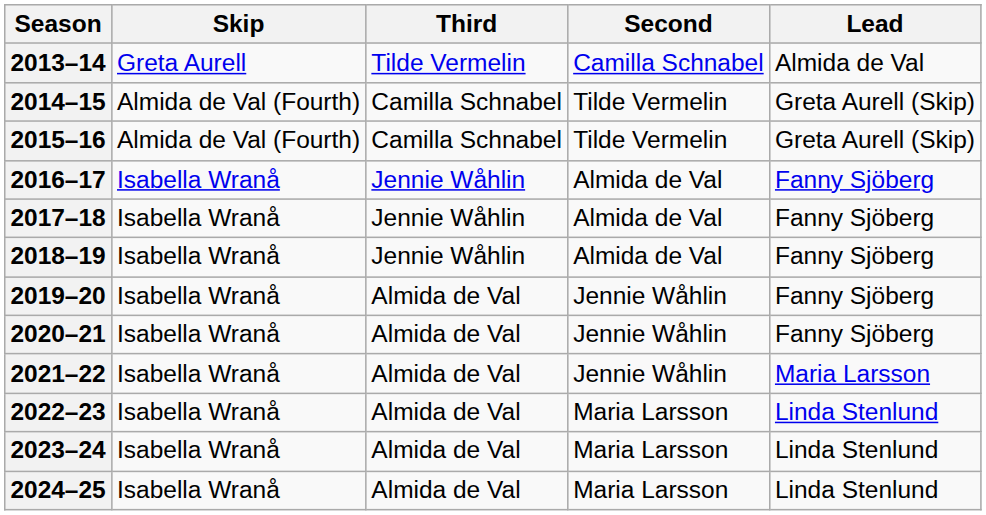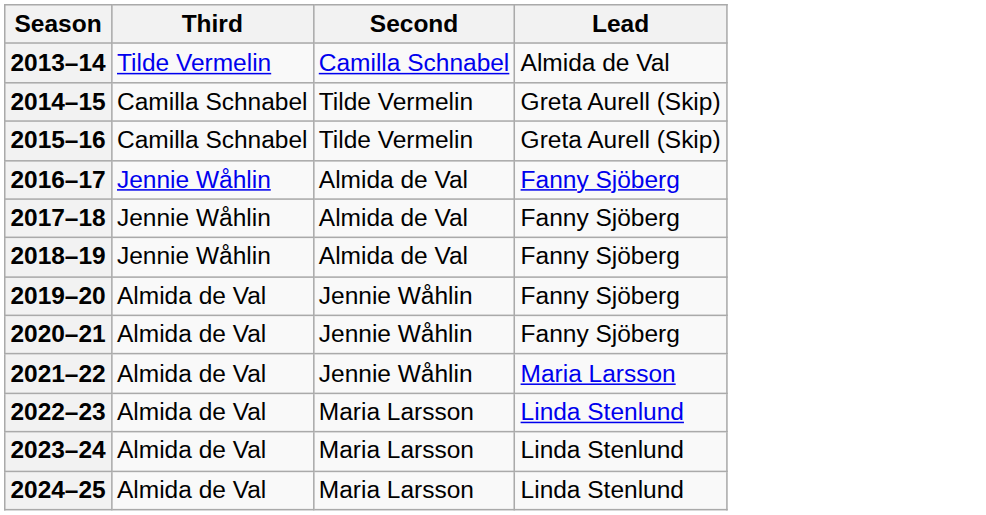- column: (239, 23)
